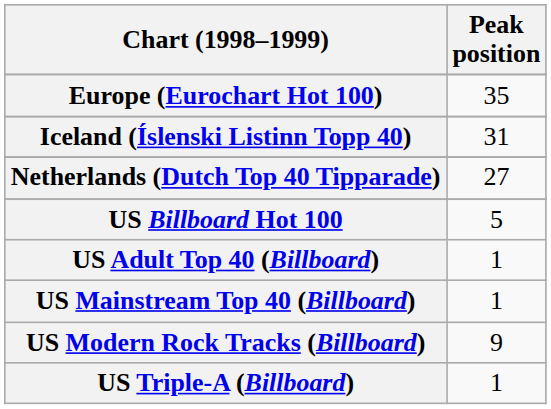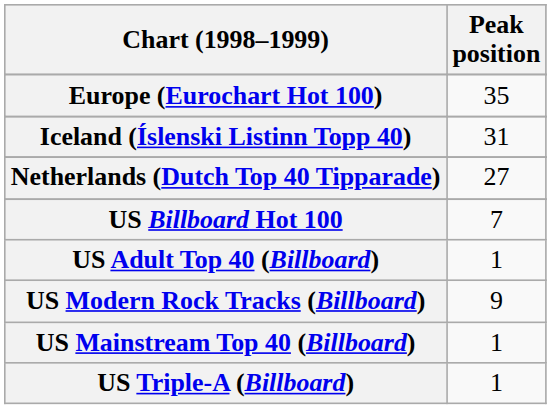(496, 218) 5 -> (496, 218) 7
rows swapped: (226, 300) <-> (226, 341)
